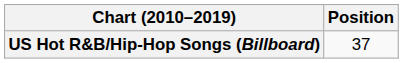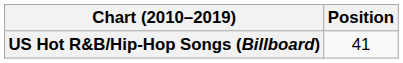(361, 44) 37 -> (361, 44) 41
